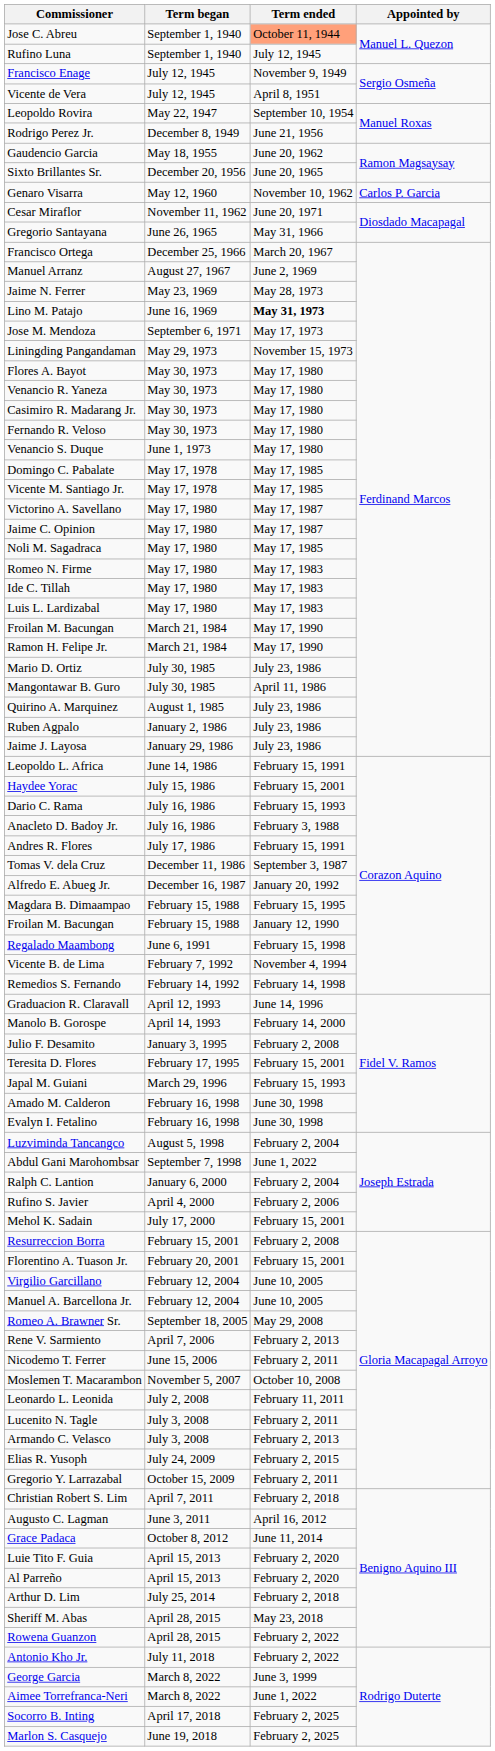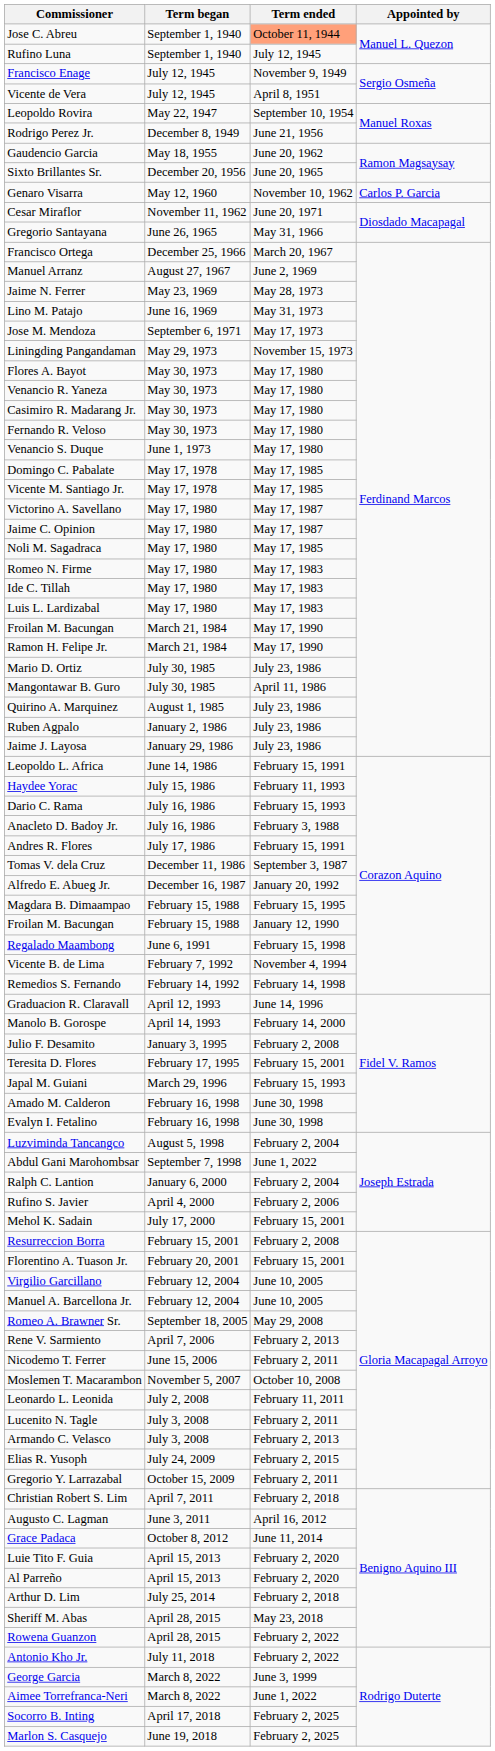(289, 311) bold -> (288, 311) normal
(299, 786) February 15, 2001 -> (299, 786) February 11, 1993
